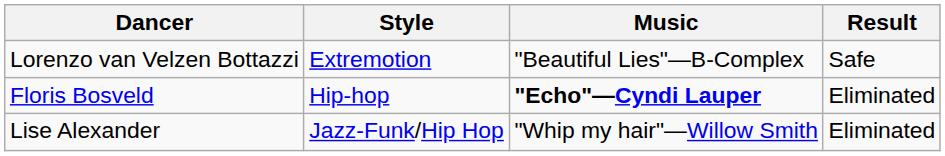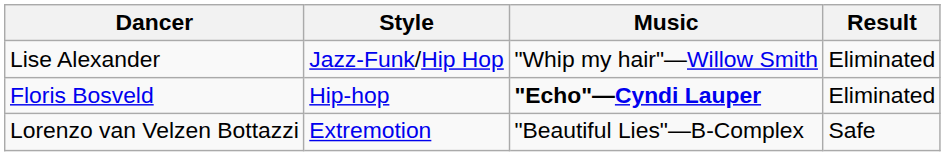rows swapped: (85, 131) <-> (154, 58)
